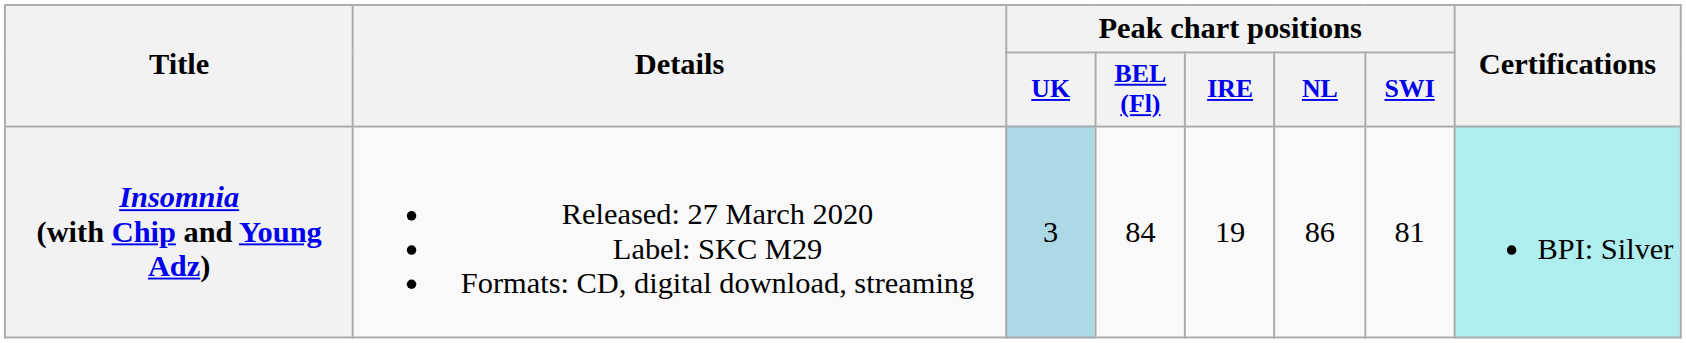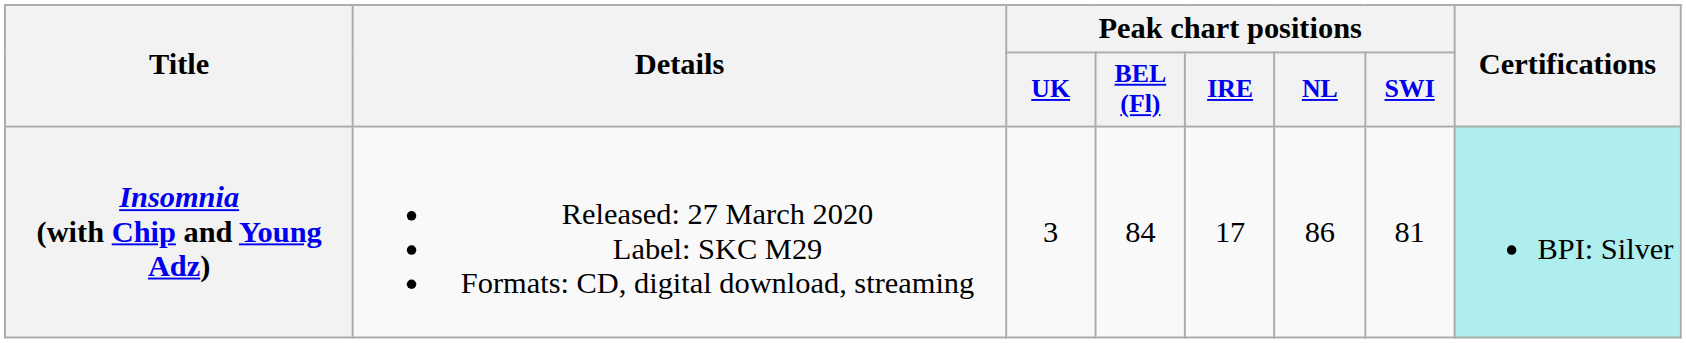(1051, 231) lightblue background -> (1051, 231) no background
(1230, 231) 19 -> (1230, 231) 17
